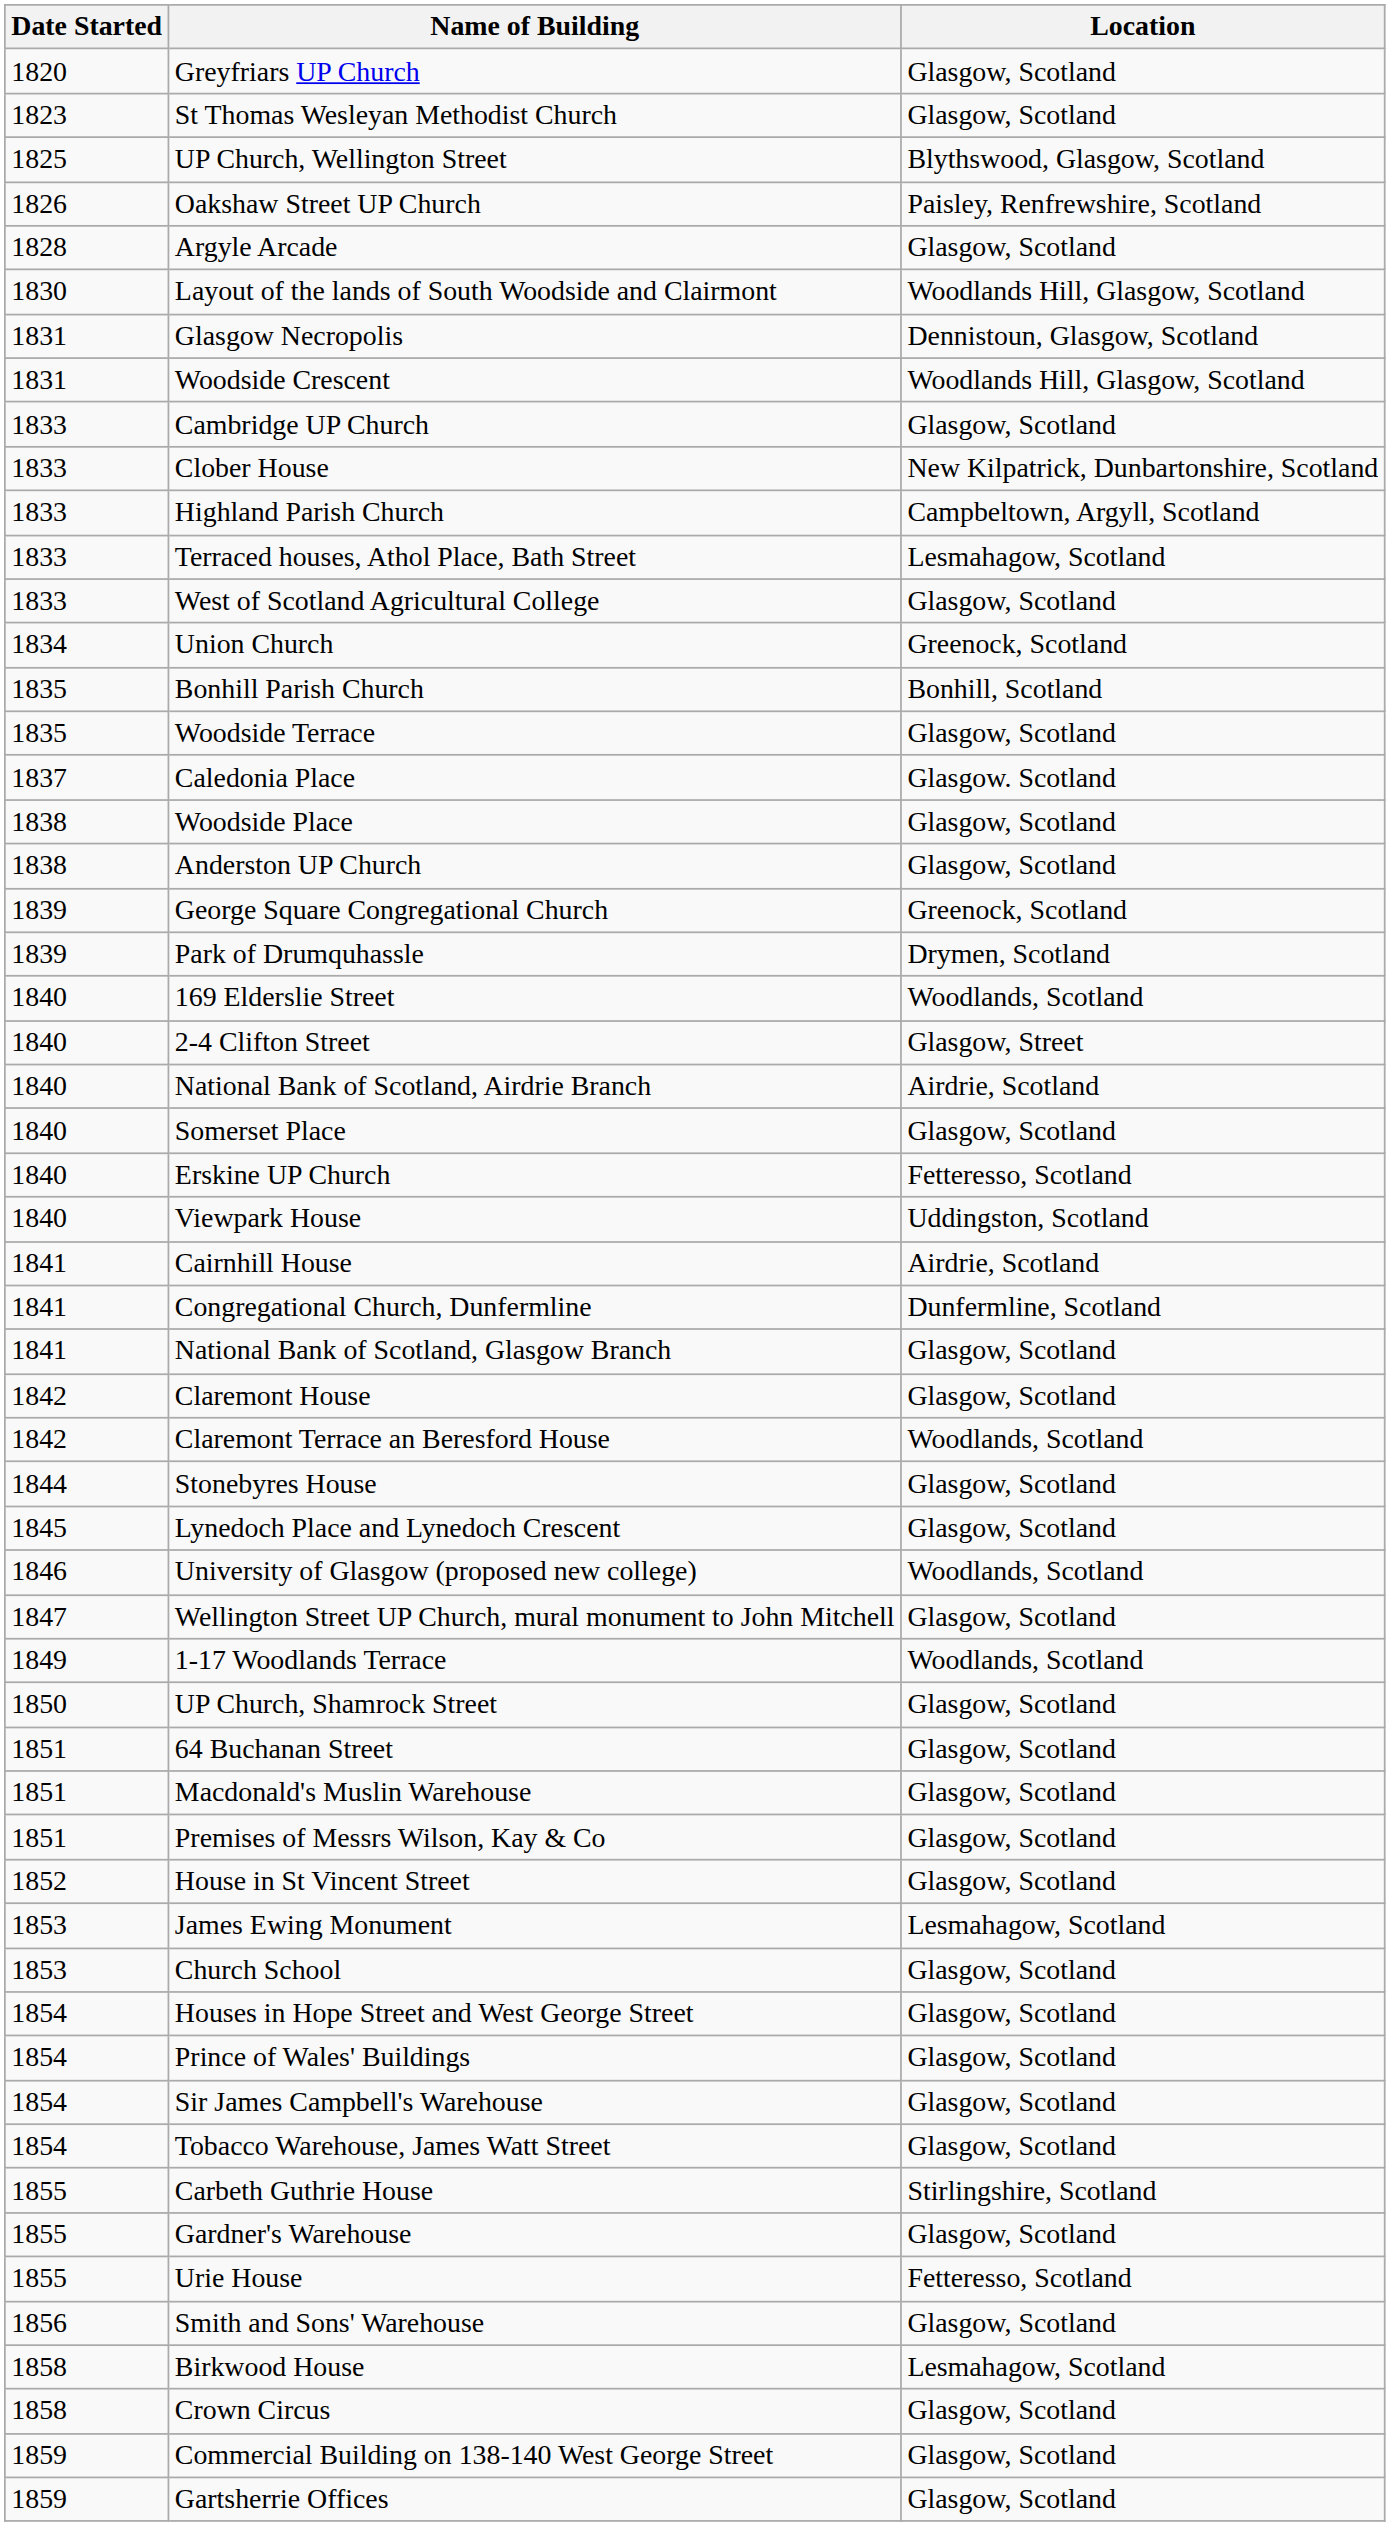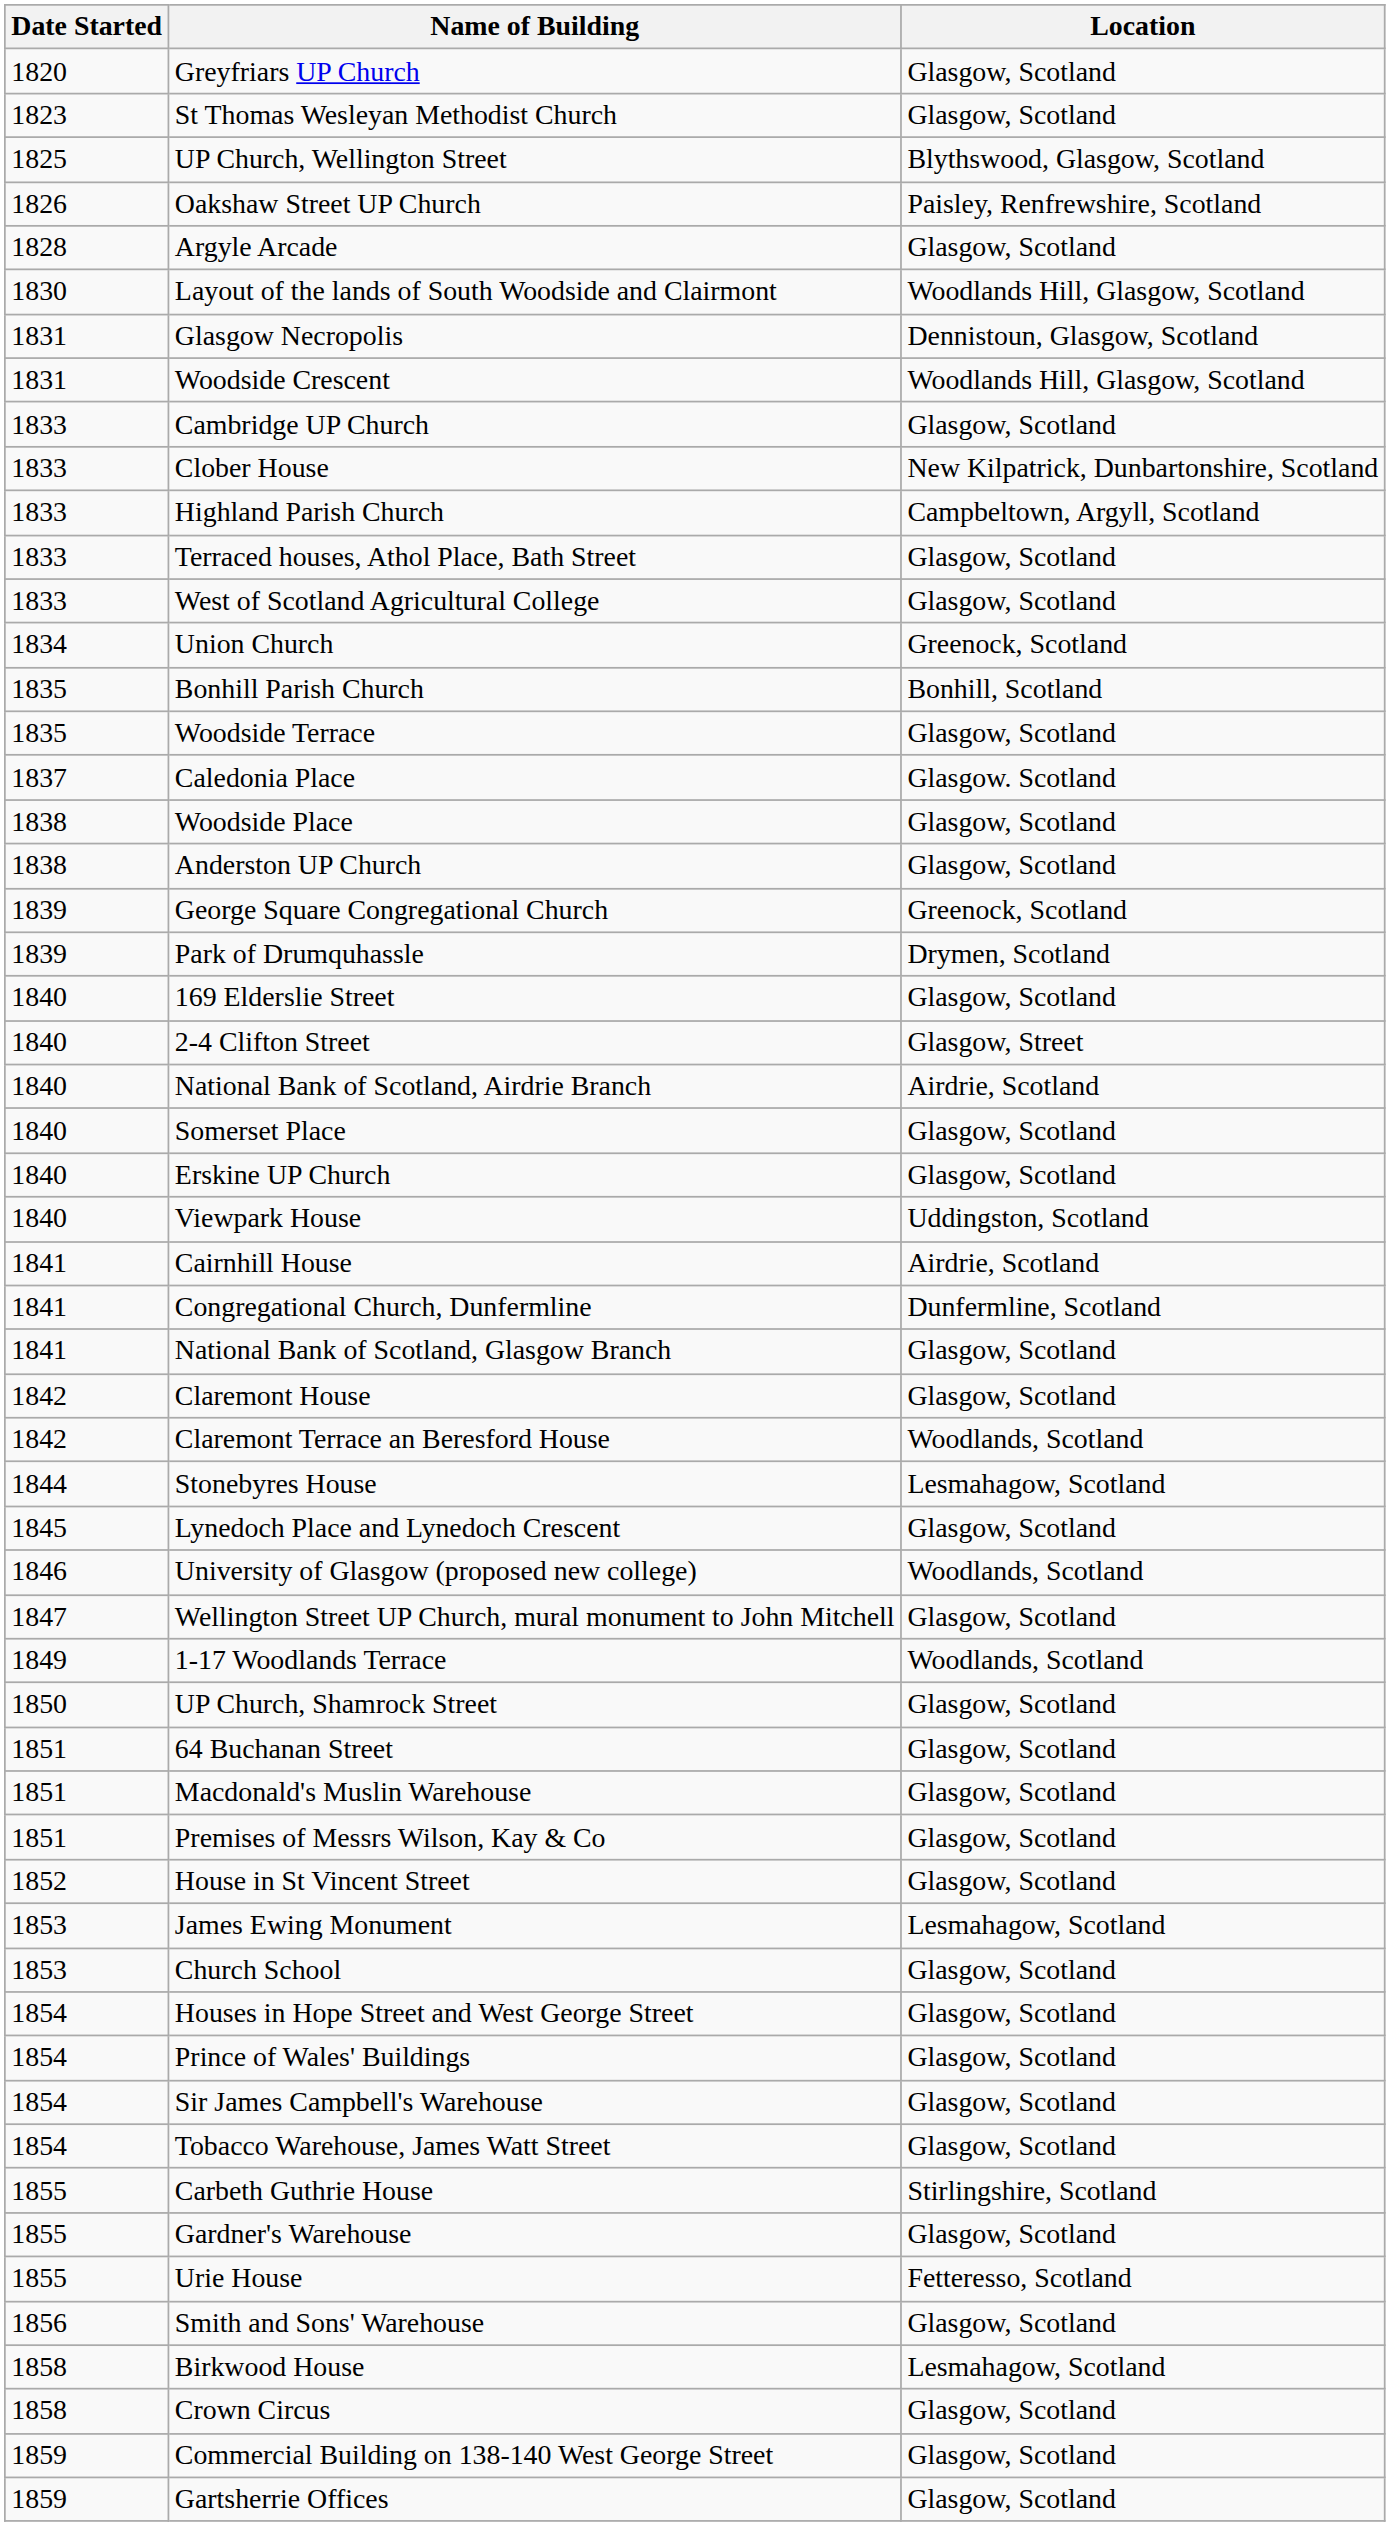(1036, 556) Lesmahagow, Scotland -> (1012, 556) Glasgow, Scotland
(1025, 997) Woodlands, Scotland -> (1012, 997) Glasgow, Scotland
(1020, 1174) Fetteresso, Scotland -> (1012, 1174) Glasgow, Scotland
(1012, 1483) Glasgow, Scotland -> (1036, 1483) Lesmahagow, Scotland
